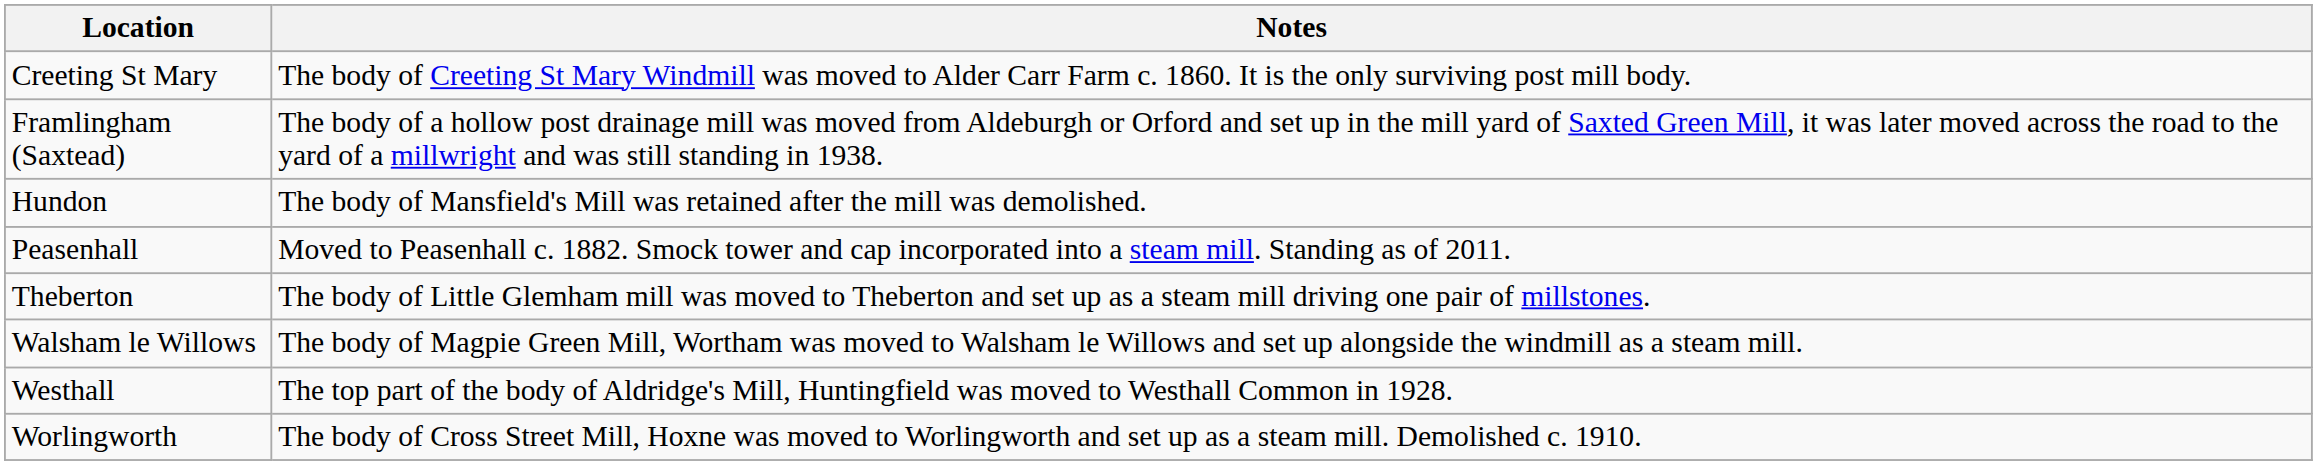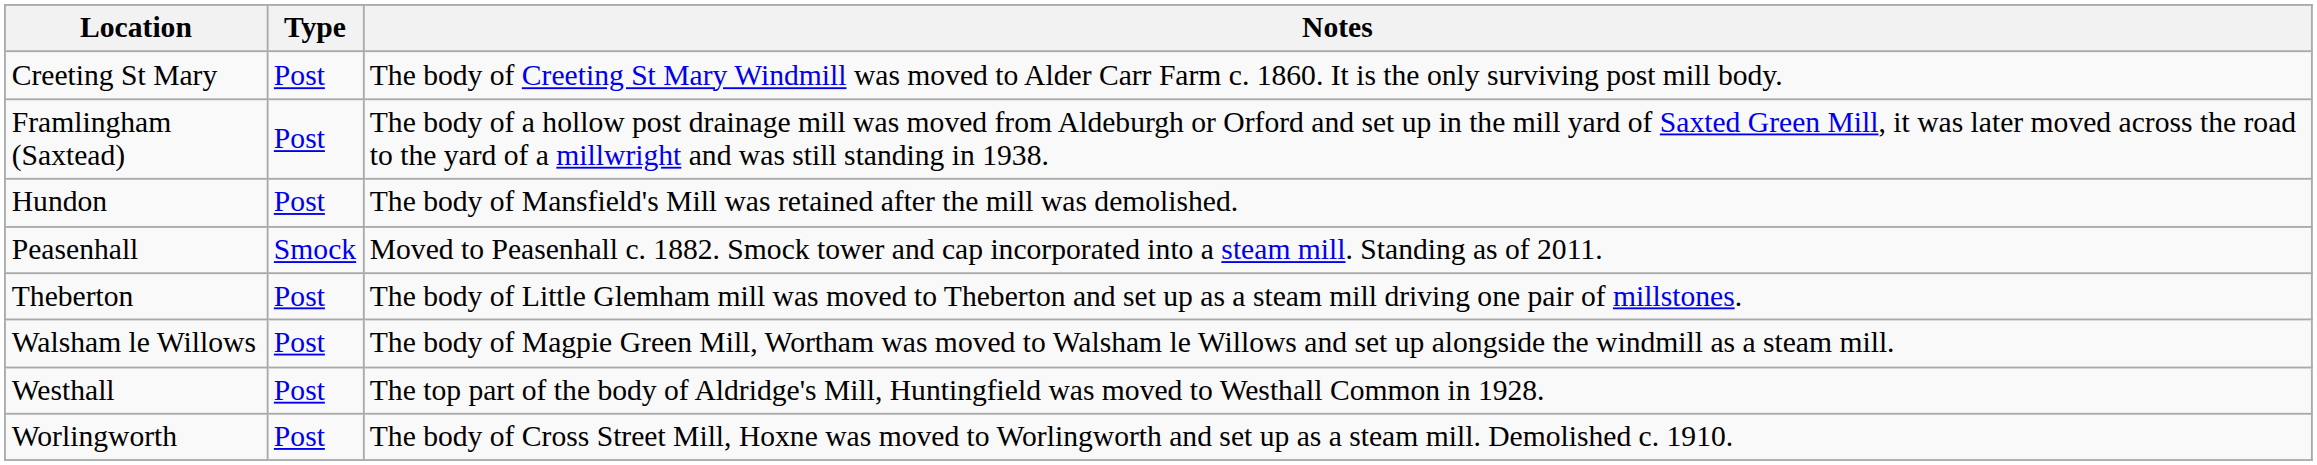+ column: (315, 27)
